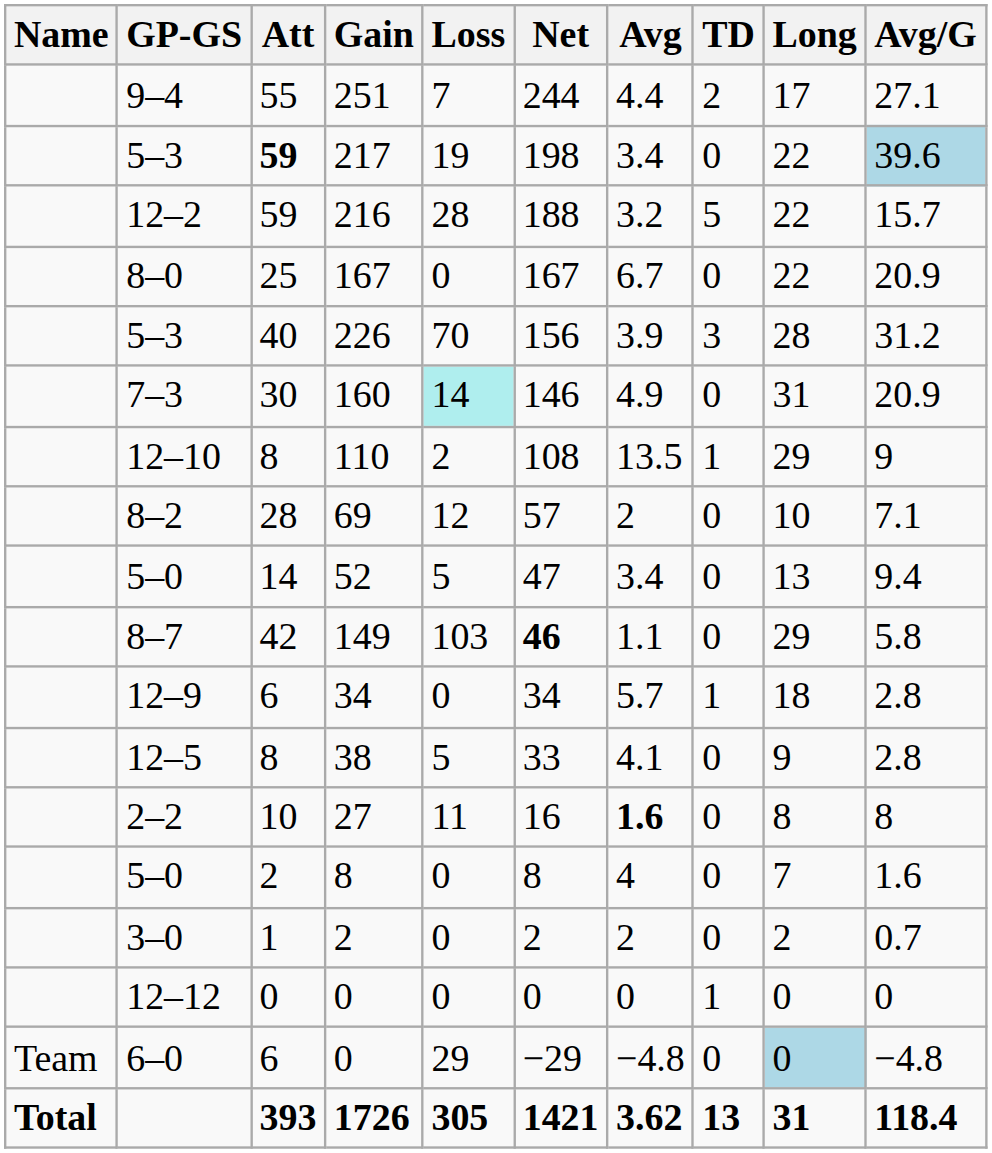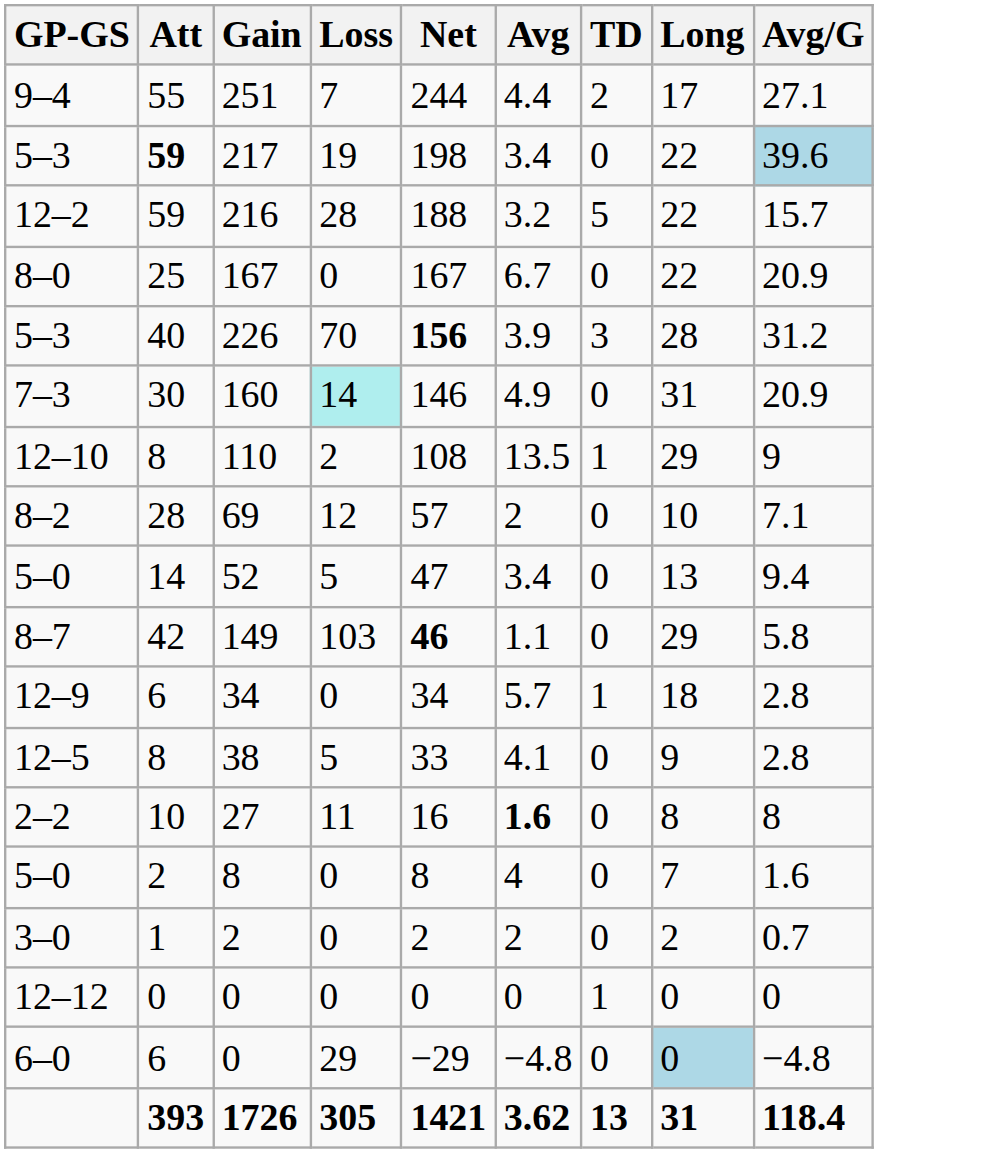- column: (61, 34)
(551, 335) normal -> (439, 335) bold
